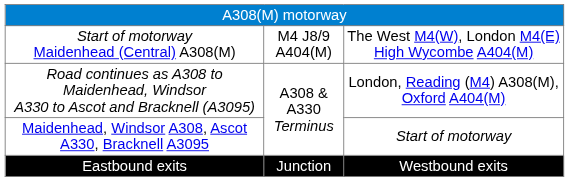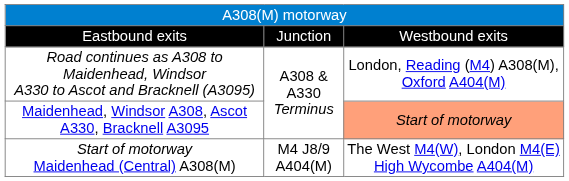rows swapped: (135, 165) <-> (135, 44)
(454, 136) no background -> (454, 119) lightsalmon background
